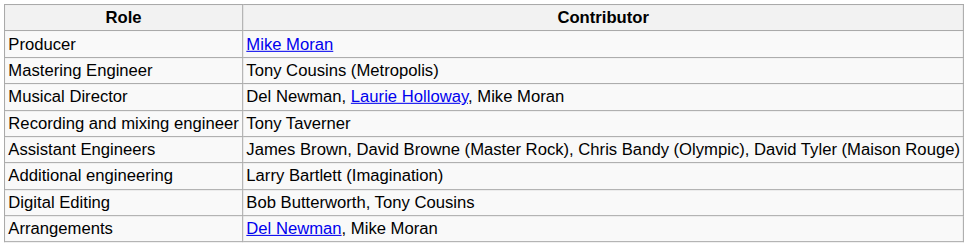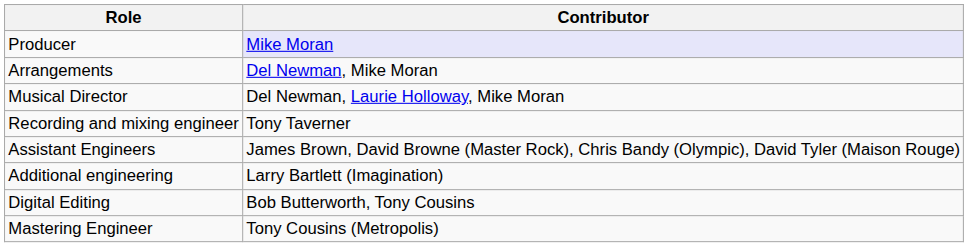(290, 44) no background -> (290, 44) lavender background
rows swapped: (61, 228) <-> (81, 70)
